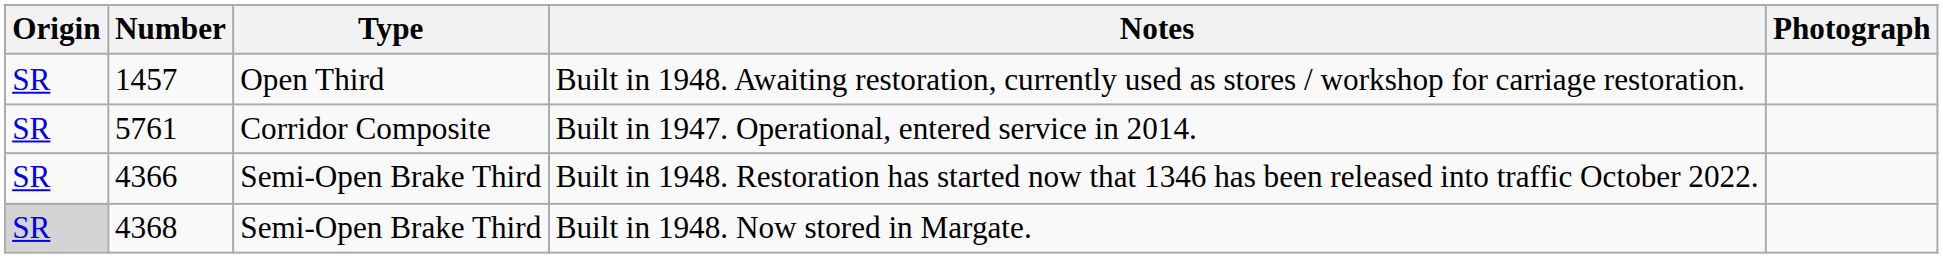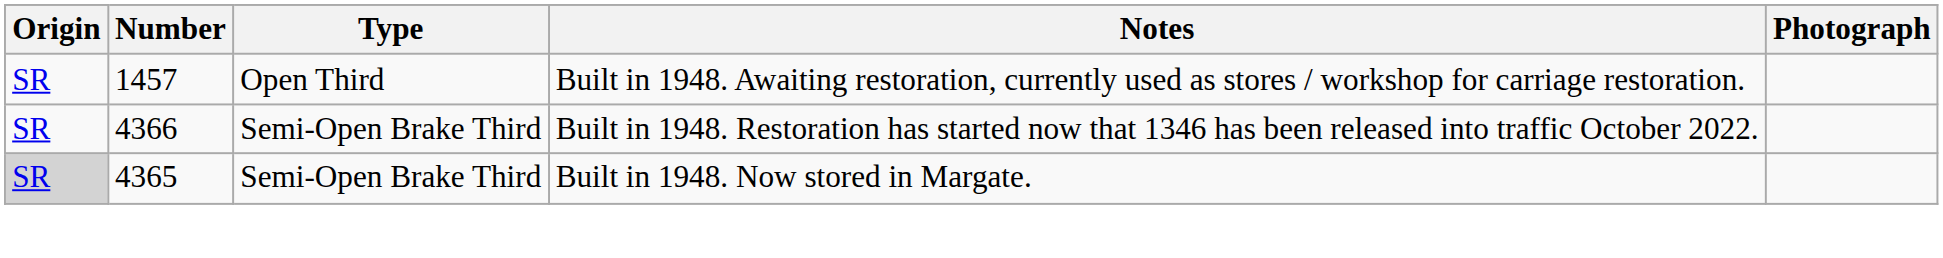- row: (876, 128)
(146, 227) 4368 -> (146, 177) 4365
